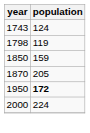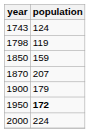(41, 74) 205 -> (41, 74) 207
+ row: (17, 89)
